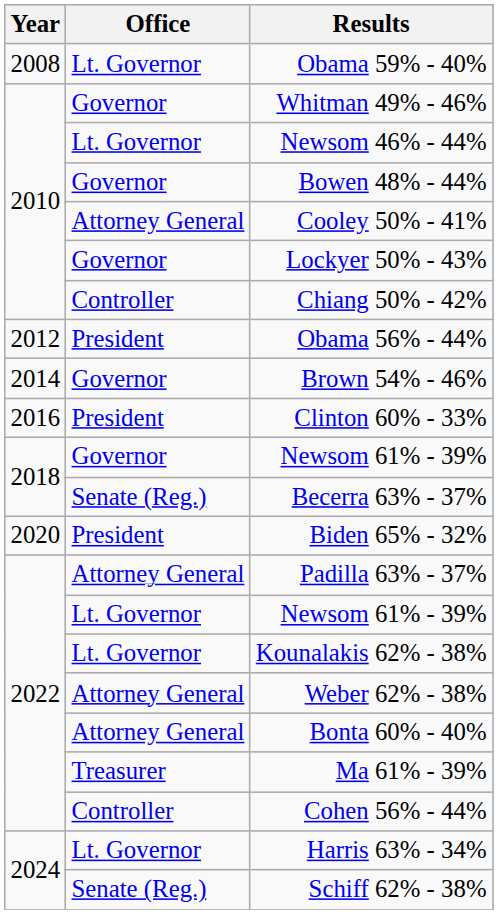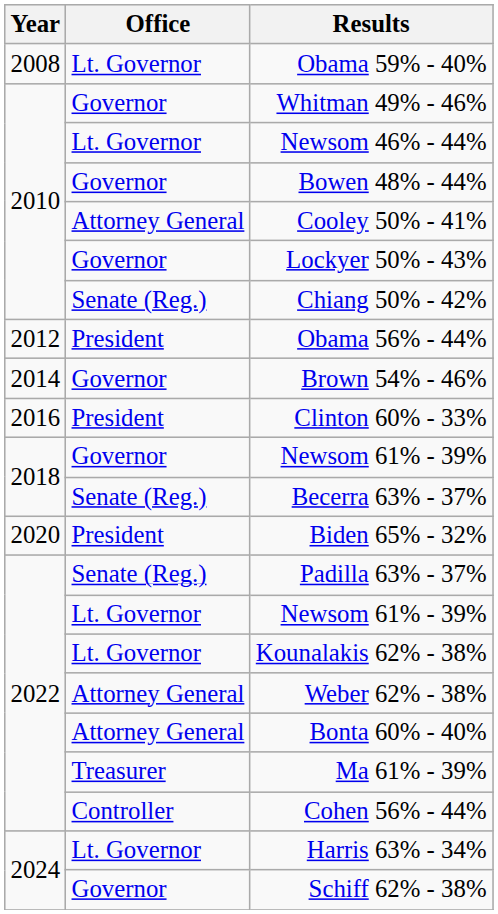(122, 299) Controller -> (139, 299) Senate (Reg.)
(158, 574) Attorney General -> (139, 574) Senate (Reg.)
(139, 889) Senate (Reg.) -> (119, 889) Governor
